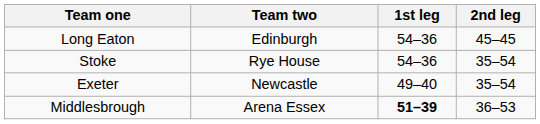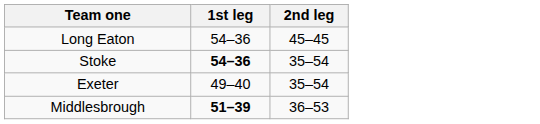- column: (284, 15)
(417, 61) normal -> (230, 61) bold
